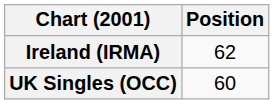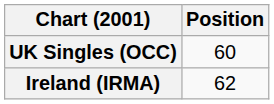rows swapped: (93, 51) <-> (93, 83)
